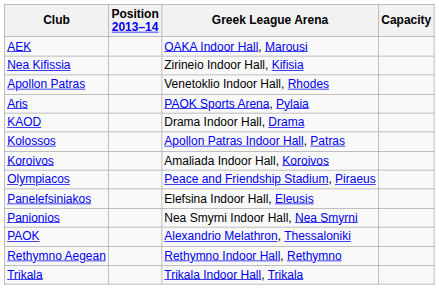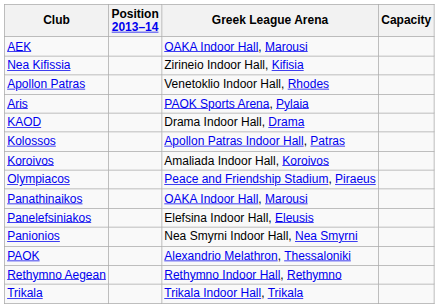+ row: (45, 198)
